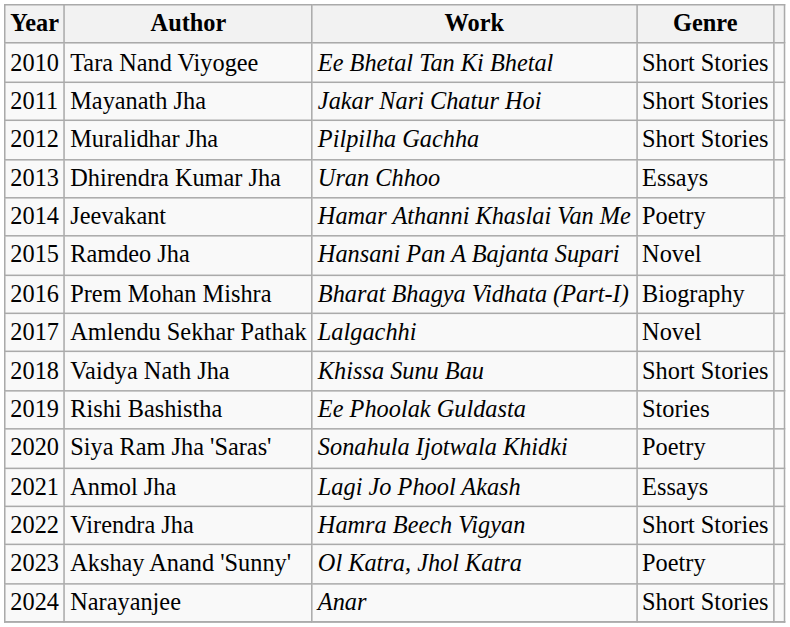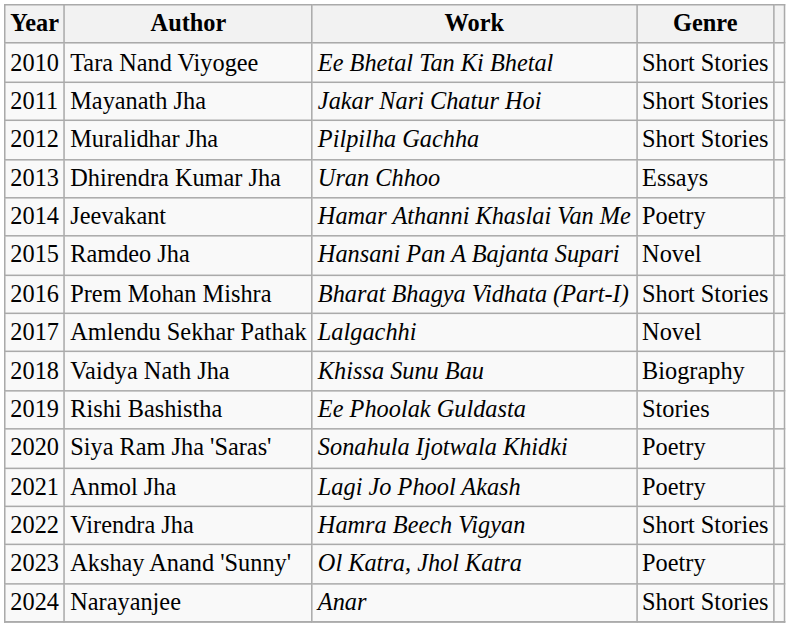(693, 293) Biography -> (705, 293) Short Stories
(705, 370) Short Stories -> (693, 370) Biography
(675, 486) Essays -> (674, 486) Poetry
